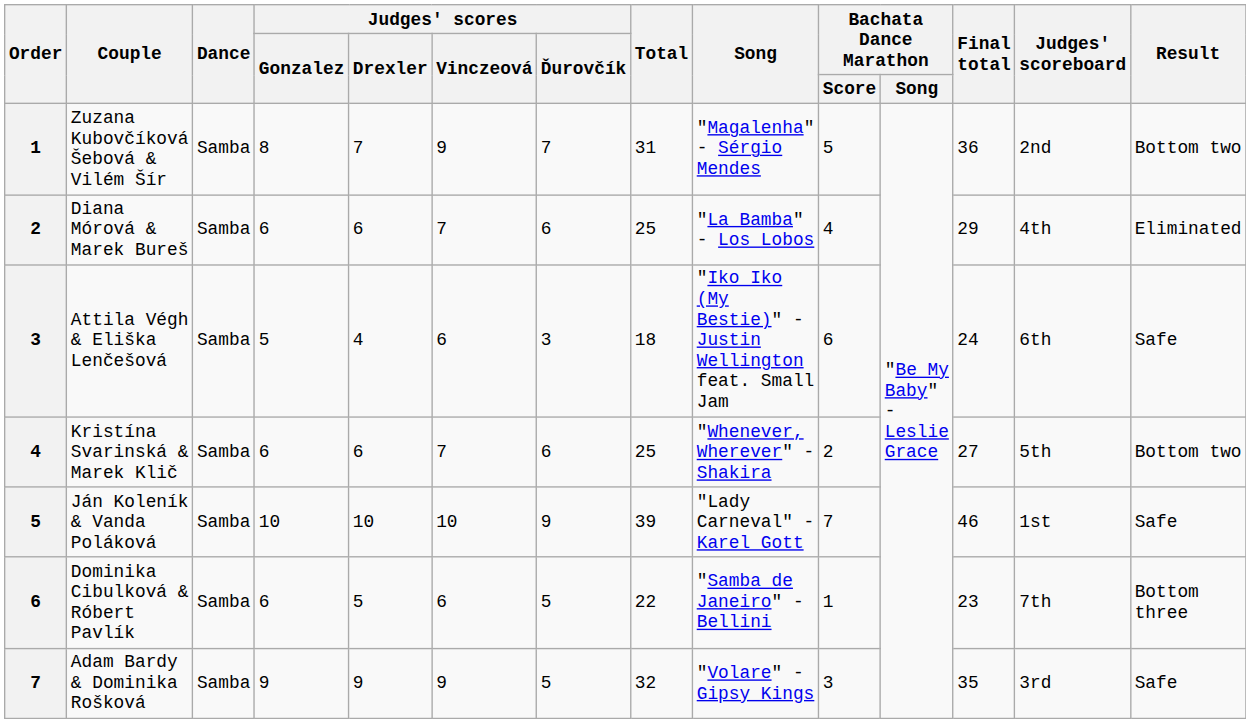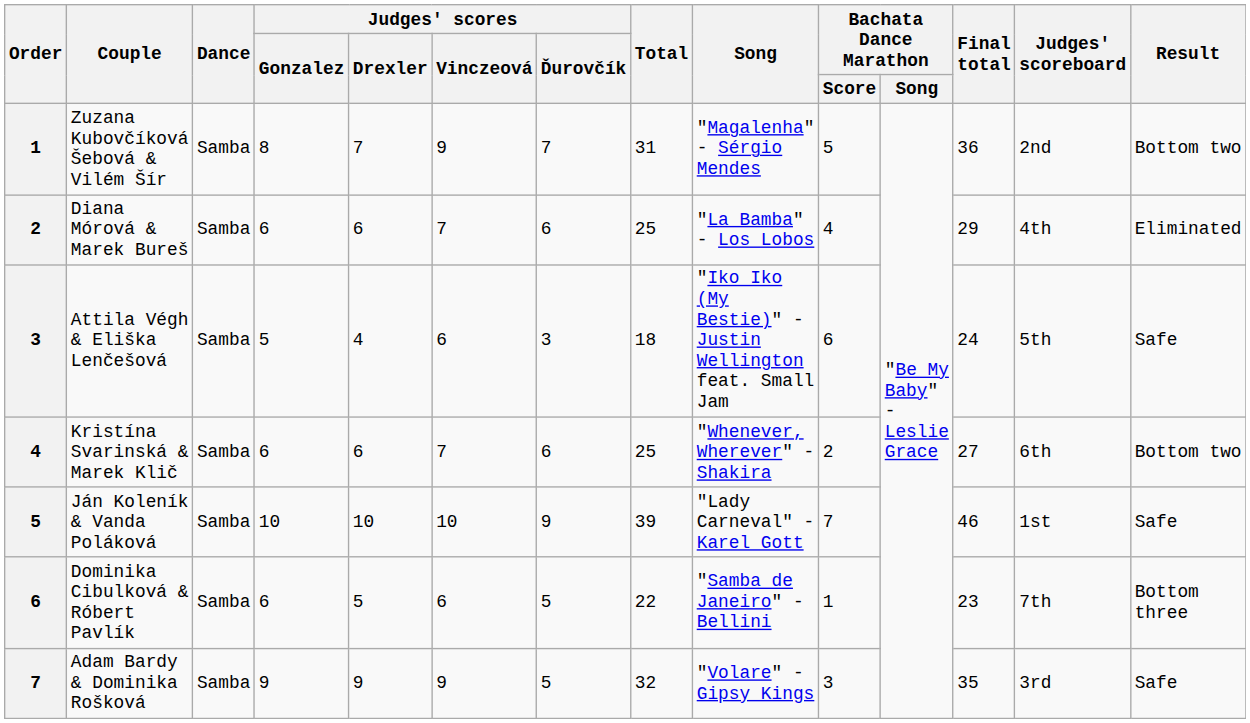(1035, 341) 6th -> (1035, 341) 5th
(1035, 452) 5th -> (1035, 452) 6th
